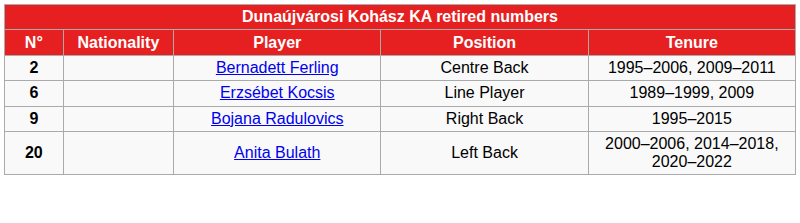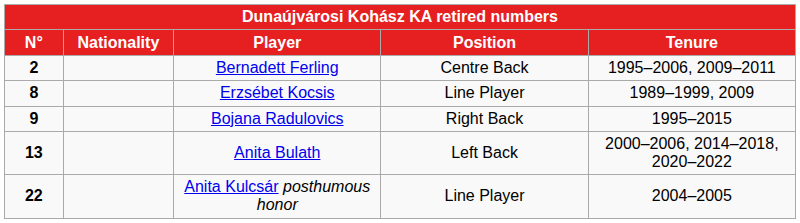(34, 93) 6 -> (34, 93) 8
(34, 153) 20 -> (34, 153) 13
+ row: (277, 196)
